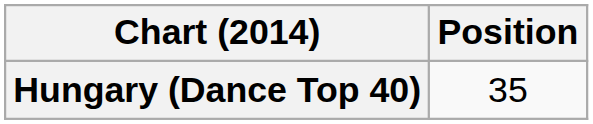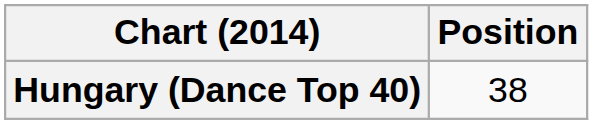(508, 89) 35 -> (508, 89) 38
